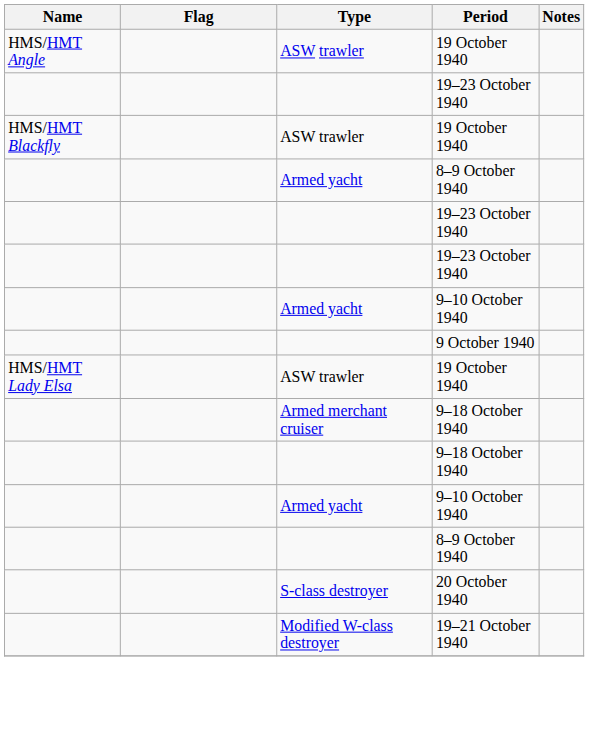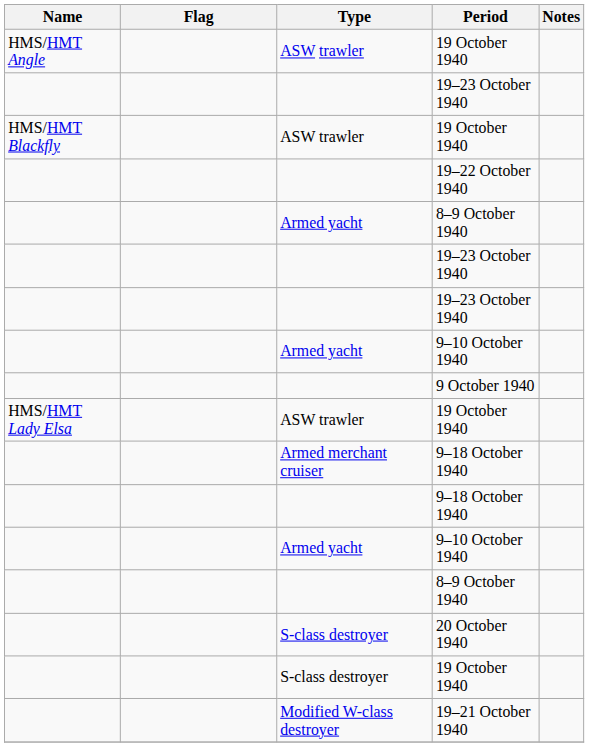+ row: (354, 180)
+ row: (334, 677)
